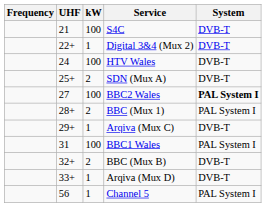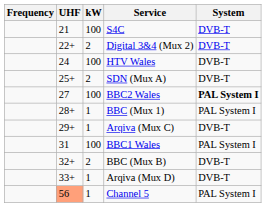(88, 45) 1 -> (88, 45) 2
(88, 111) 2 -> (88, 111) 1
(64, 194) no background -> (64, 194) lightsalmon background
